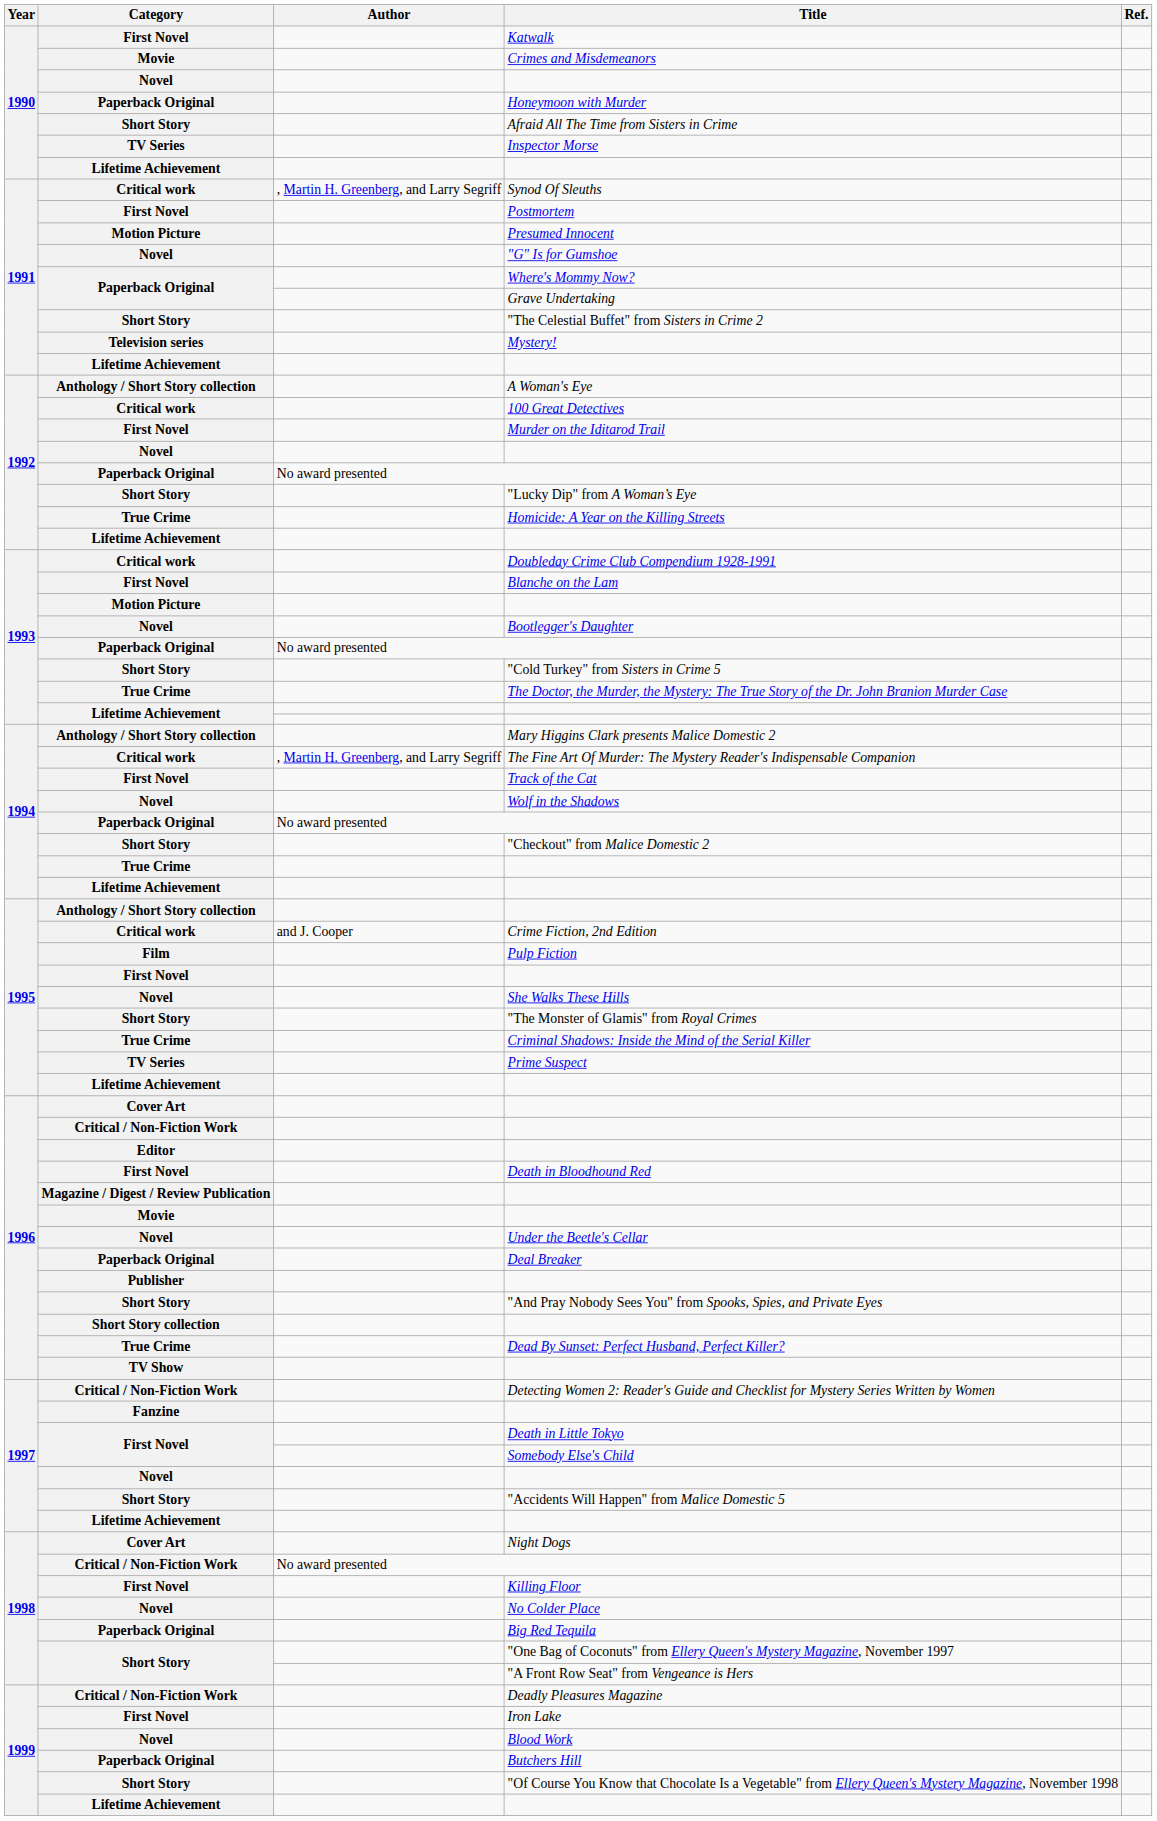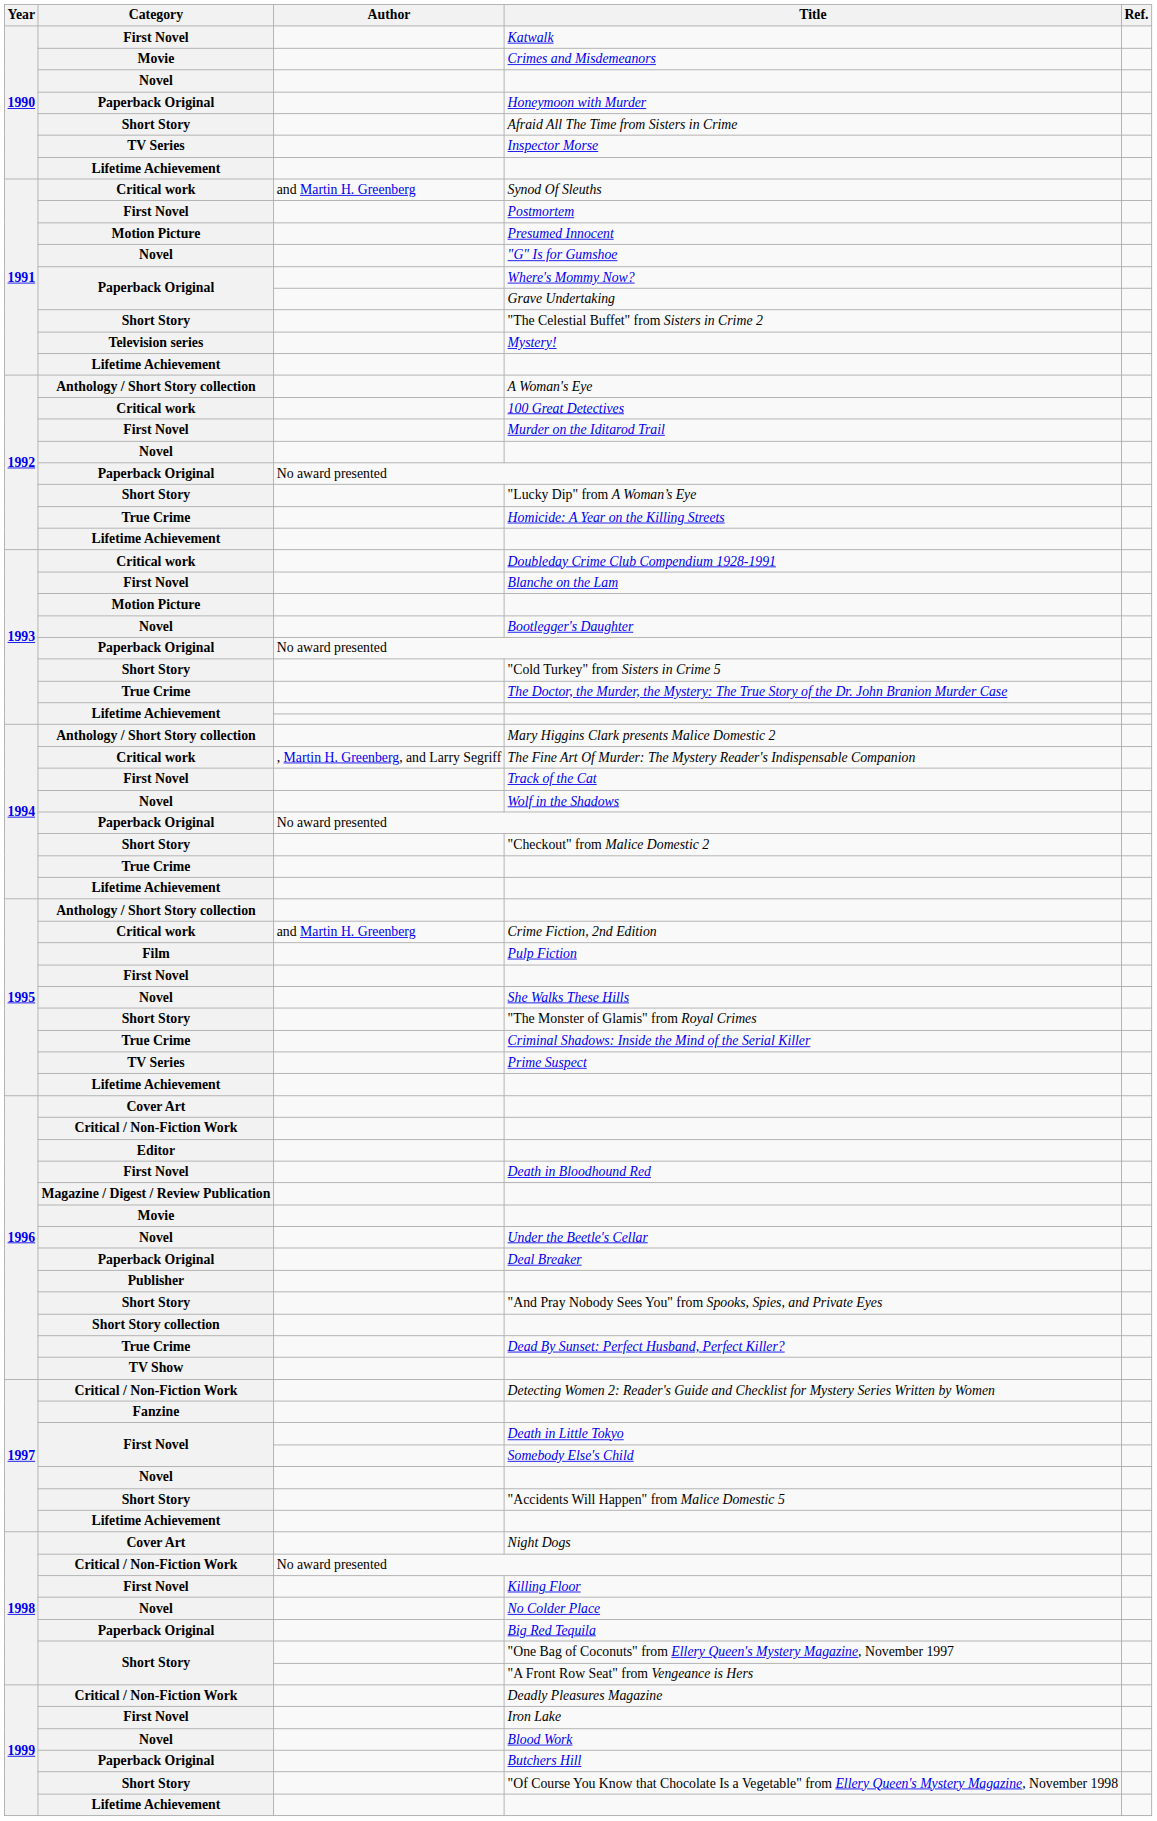(389, 189) , Martin H. Greenberg, and Larry Segriff -> (346, 189) and Martin H. Greenberg
(315, 931) and J. Cooper -> (346, 931) and Martin H. Greenberg
